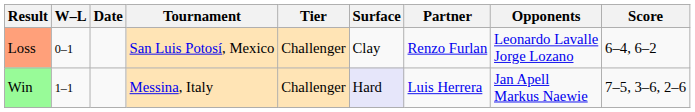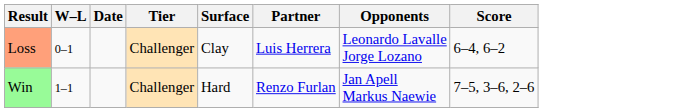- column: (202, 16)
(447, 47) Renzo Furlan -> (293, 47) Luis Herrera
(367, 87) lavender background -> (216, 87) no background
(445, 87) Luis Herrera -> (296, 87) Renzo Furlan
